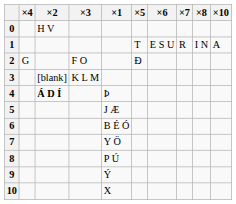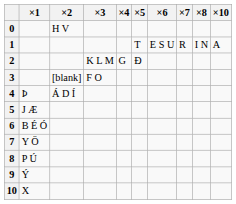columns swapped: (117, 12) <-> (27, 12)
(79, 61) F O -> (100, 61) K L M
(85, 77) K L M -> (94, 77) F O
(49, 93) bold -> (64, 93) normal
